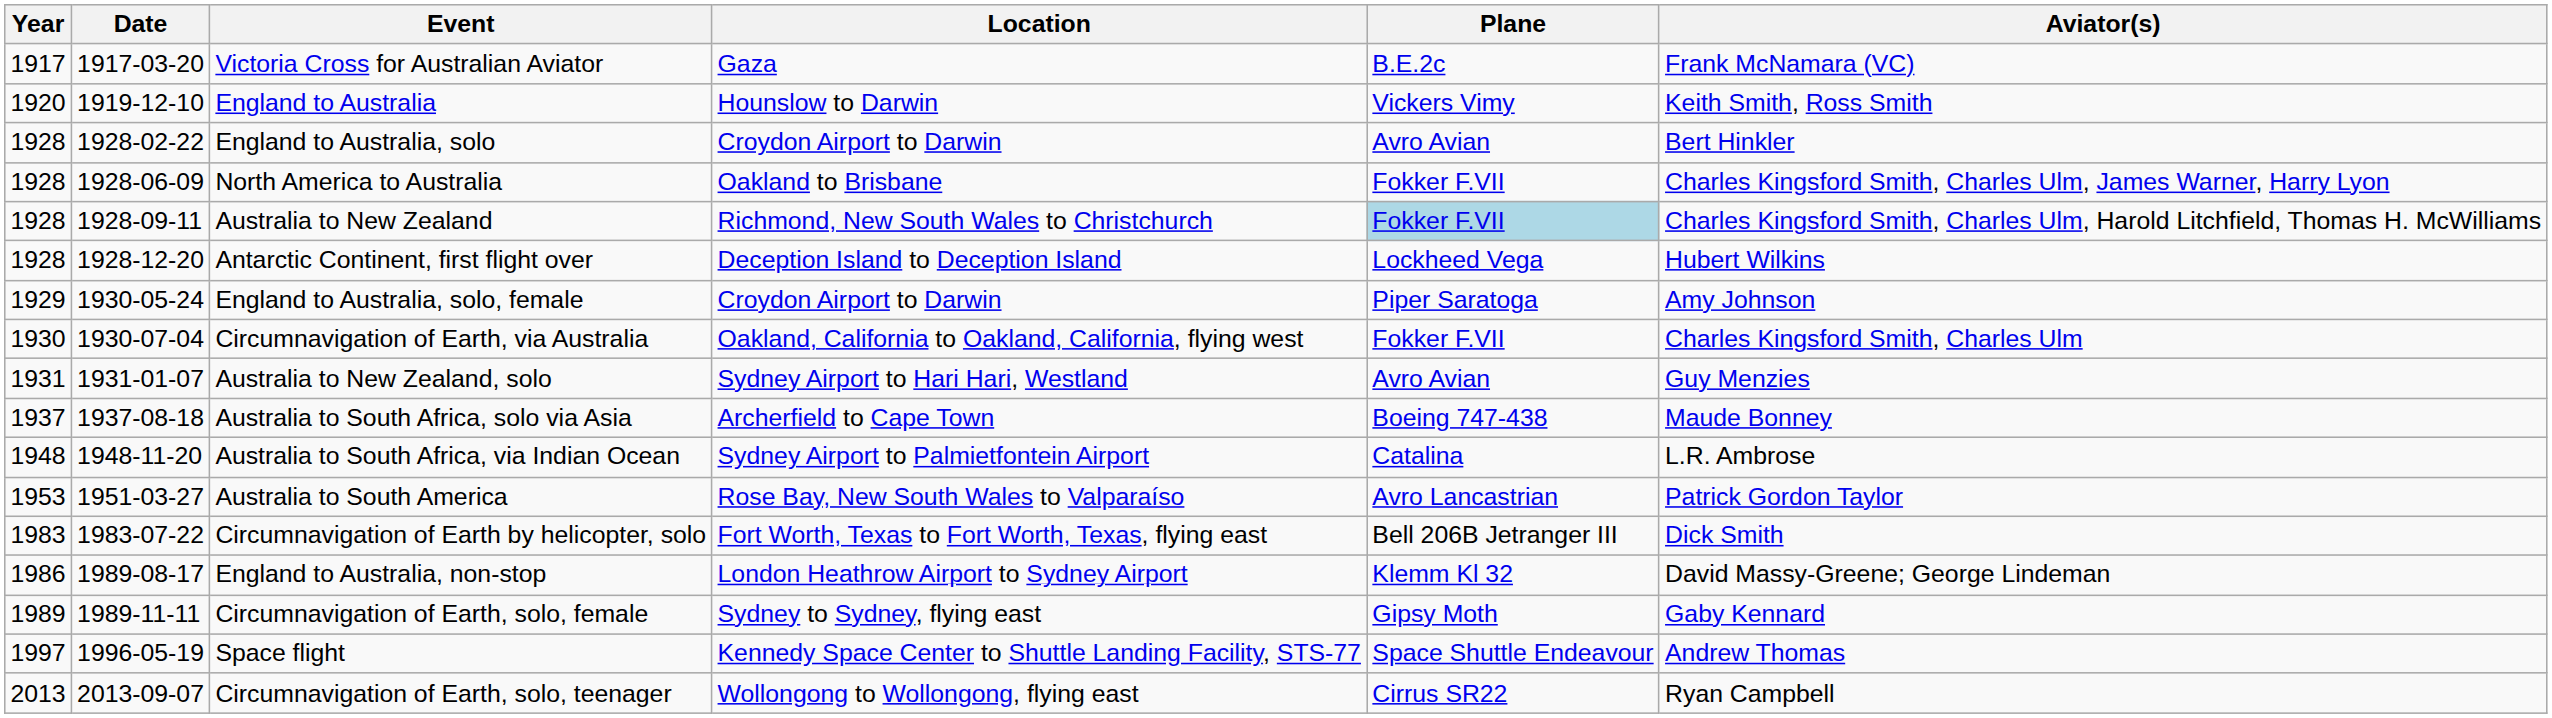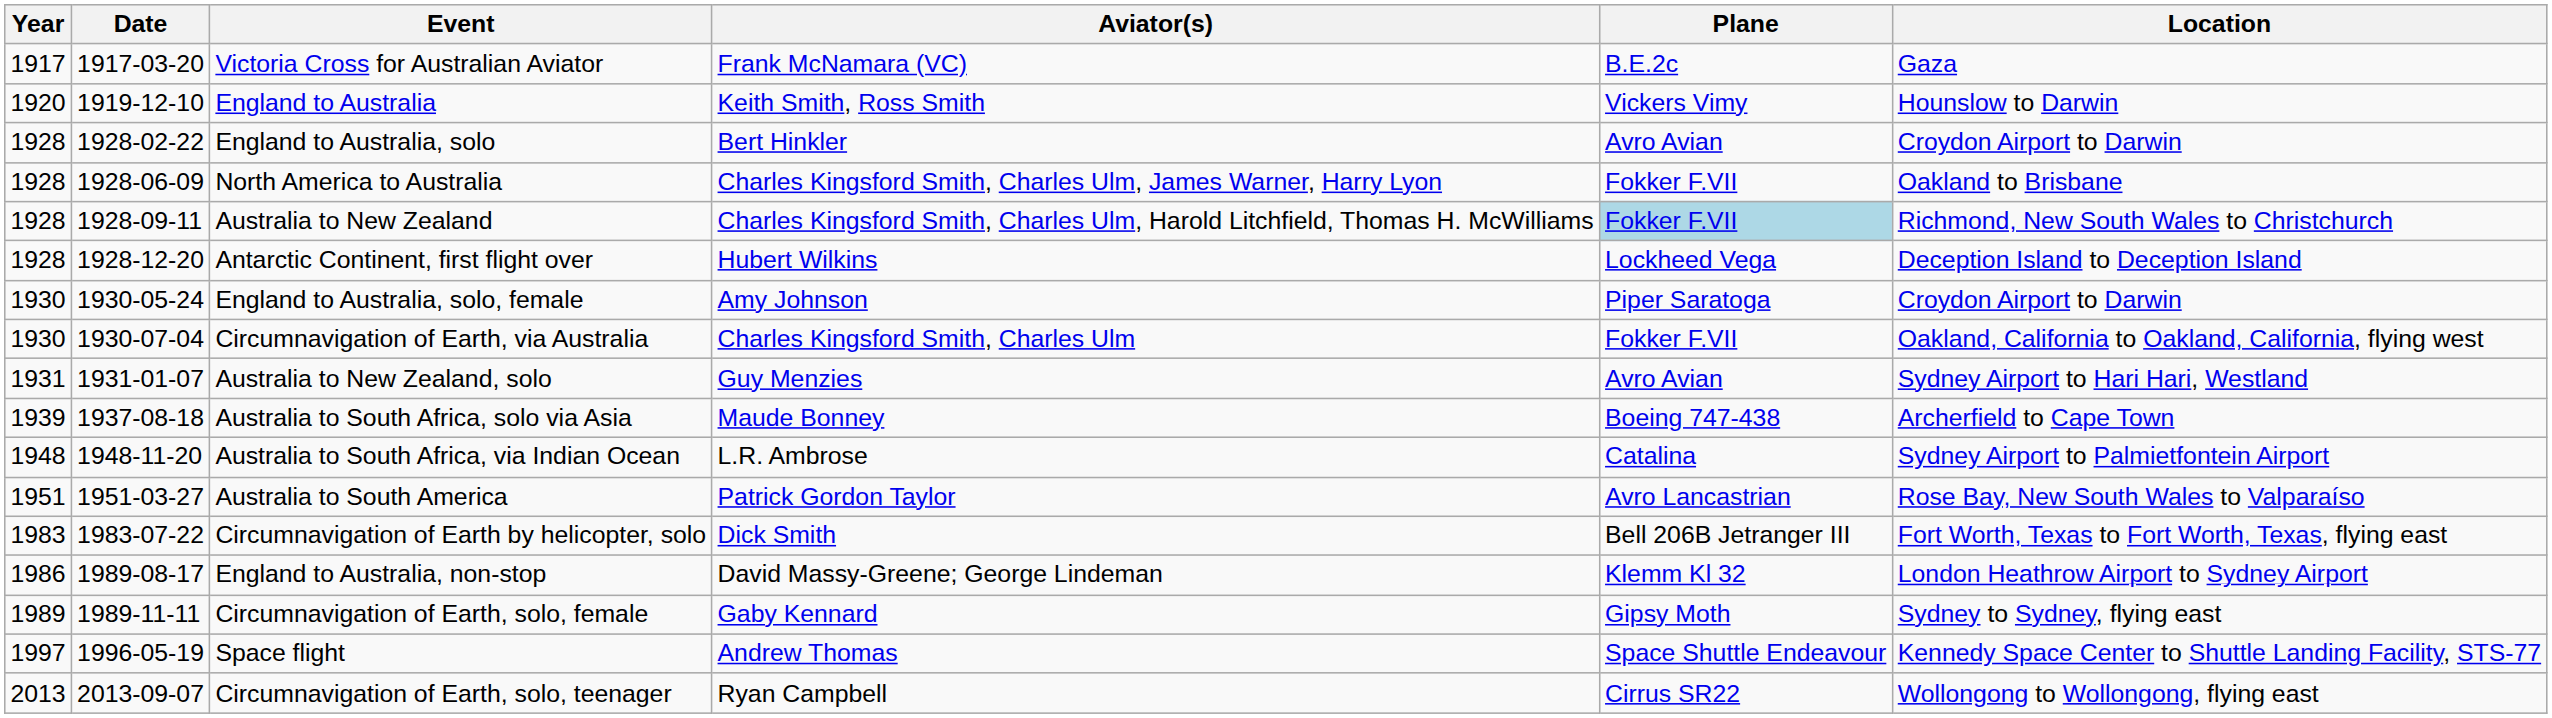columns swapped: (1039, 24) <-> (2103, 24)
(38, 299) 1929 -> (38, 299) 1930
(38, 417) 1937 -> (38, 417) 1939
(38, 496) 1953 -> (38, 496) 1951
